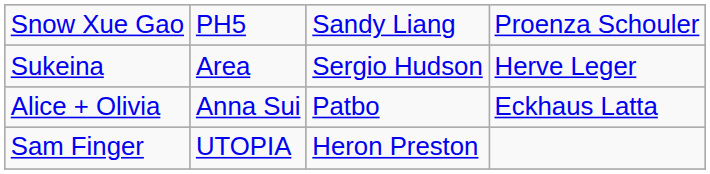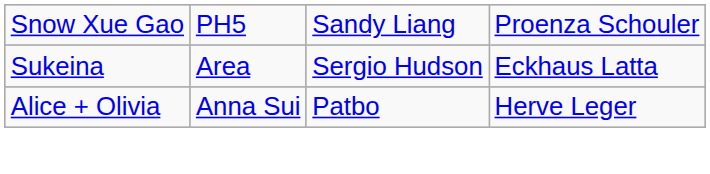(565, 65) Herve Leger -> (576, 65) Eckhaus Latta
(576, 106) Eckhaus Latta -> (565, 106) Herve Leger
- row: (77, 147)
